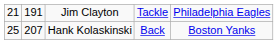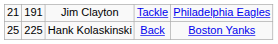(33, 30) 207 -> (33, 30) 225
